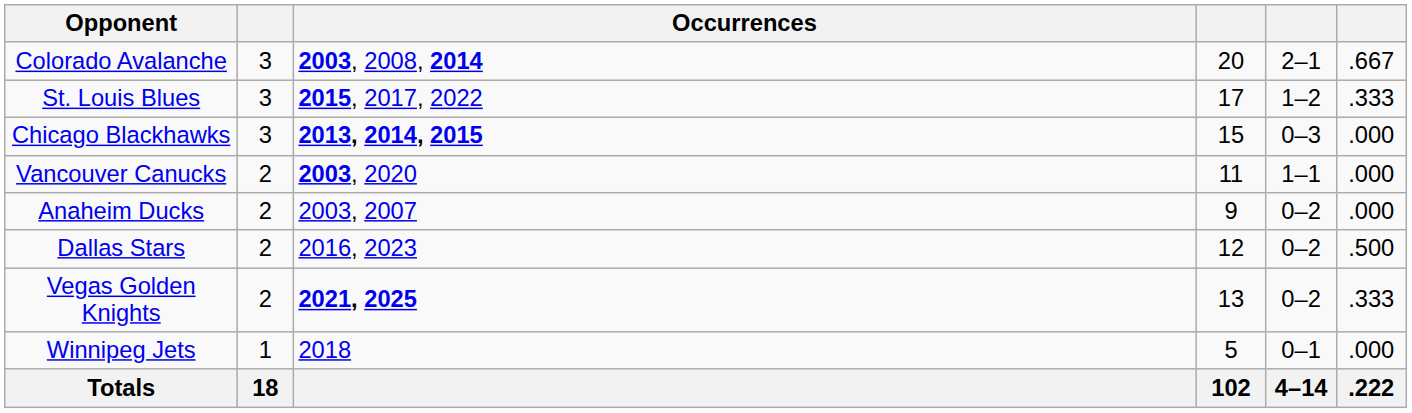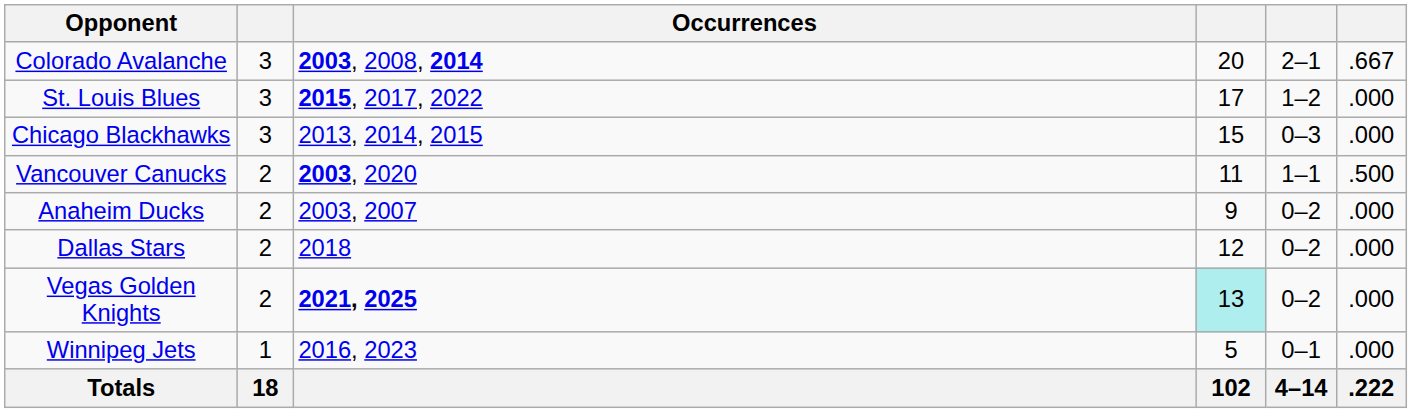(1371, 98) .333 -> (1371, 98) .000
(391, 135) bold -> (391, 135) normal
(1371, 173) .000 -> (1371, 173) .500
(358, 248) 2016, 2023 -> (325, 248) 2018
(1371, 248) .500 -> (1371, 248) .000
(1231, 299) no background -> (1231, 299) paleturquoise background
(1371, 299) .333 -> (1371, 299) .000
(325, 350) 2018 -> (358, 350) 2016, 2023
